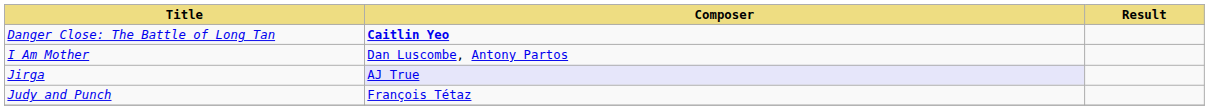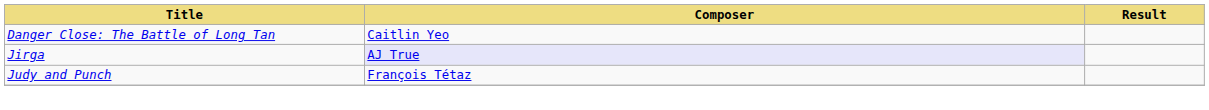(408, 35) bold -> (408, 35) normal
- row: (48, 55)
